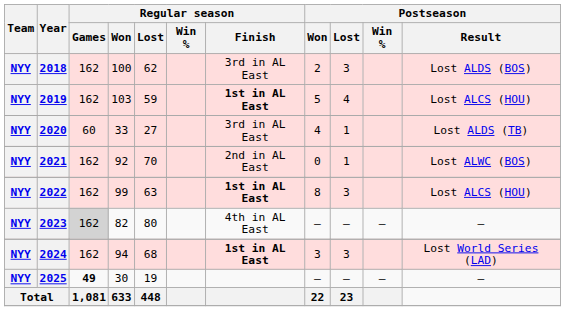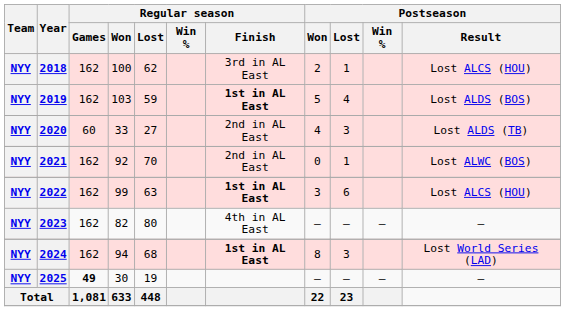(347, 69) 3 -> (347, 69) 1
(481, 69) Lost ALDS (BOS) -> (481, 69) Lost ALCS (HOU)
(481, 100) Lost ALCS (HOU) -> (481, 100) Lost ALDS (BOS)
(255, 131) 3rd in AL East -> (255, 131) 2nd in AL East
(347, 131) 1 -> (347, 131) 3
(317, 193) 8 -> (317, 193) 3
(347, 193) 3 -> (347, 193) 6
(89, 224) lightgrey background -> (89, 224) no background
(317, 255) 3 -> (317, 255) 8
